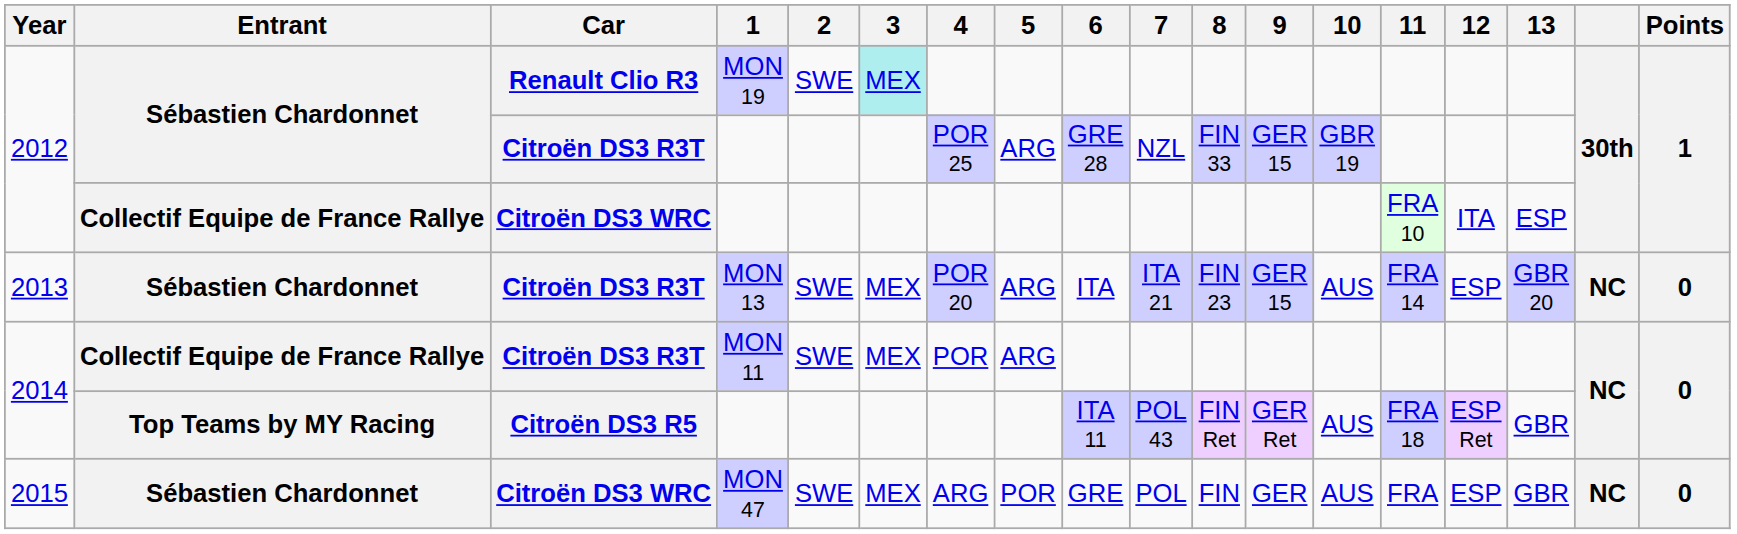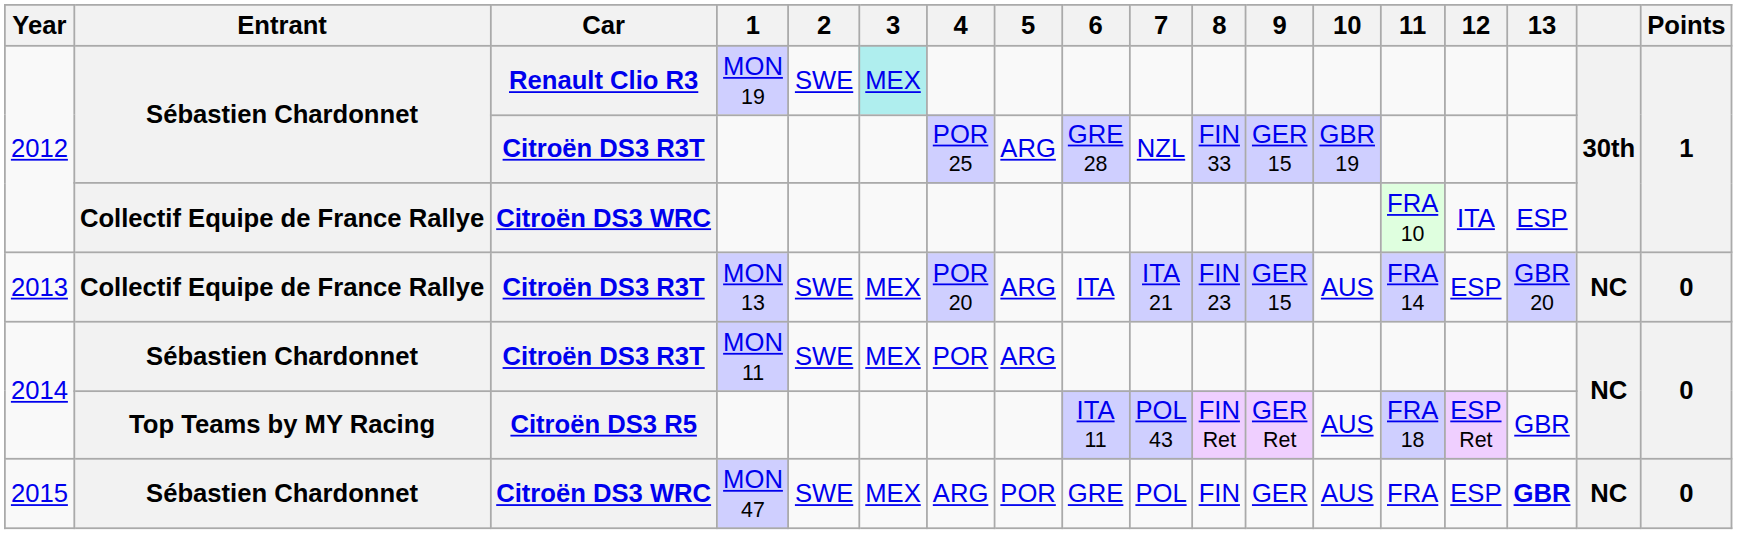(282, 287) Sébastien Chardonnet -> (282, 287) Collectif Equipe de France Rallye
(282, 356) Collectif Equipe de France Rallye -> (282, 356) Sébastien Chardonnet
(1541, 494) normal -> (1542, 494) bold
